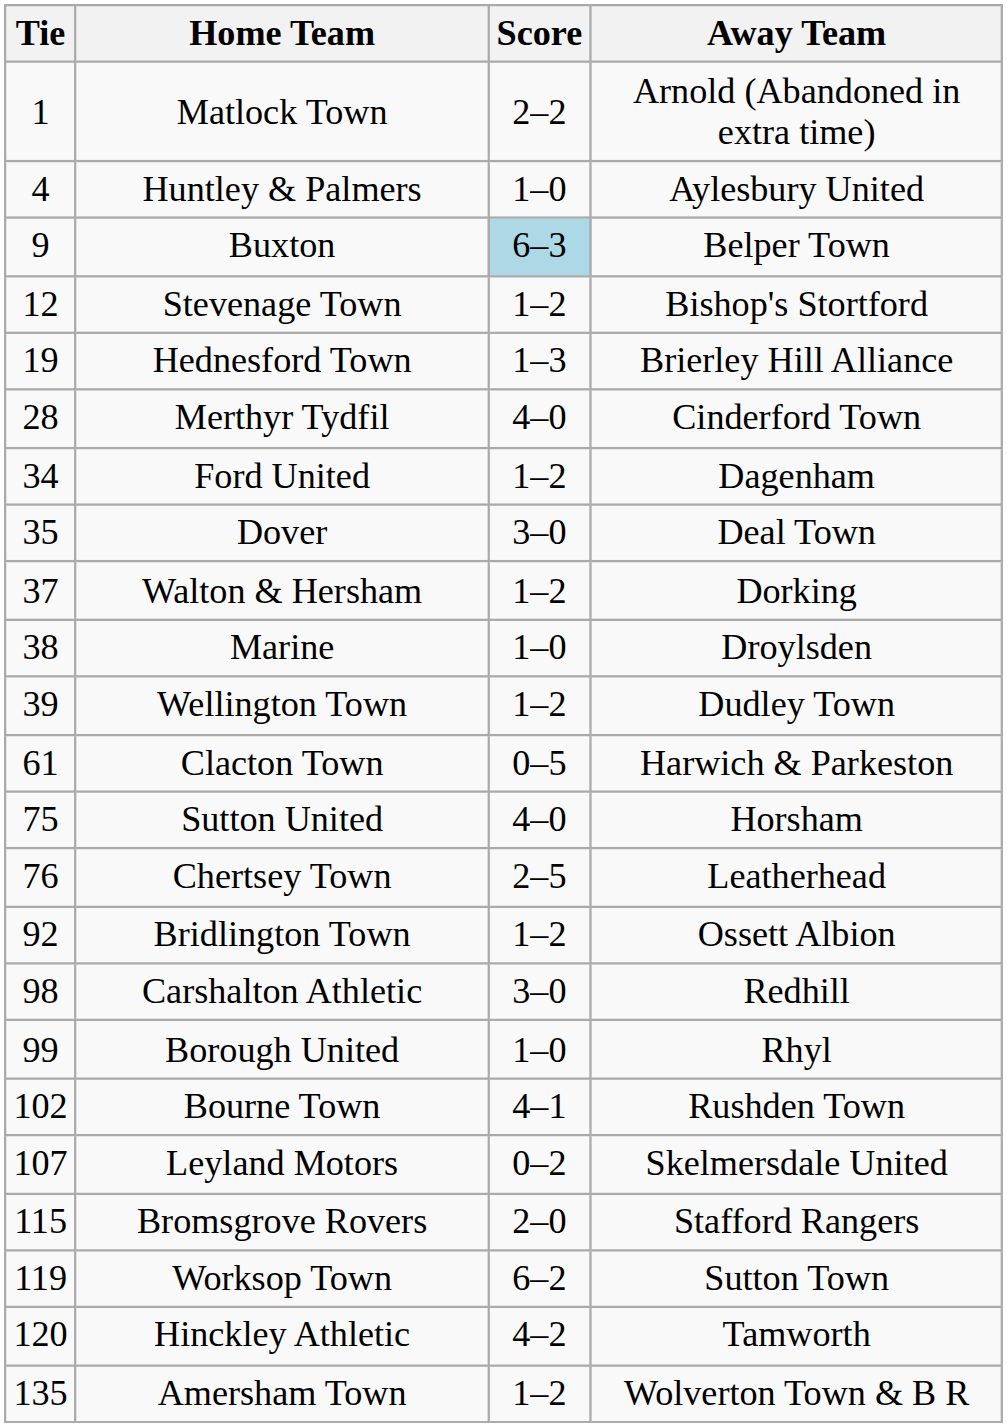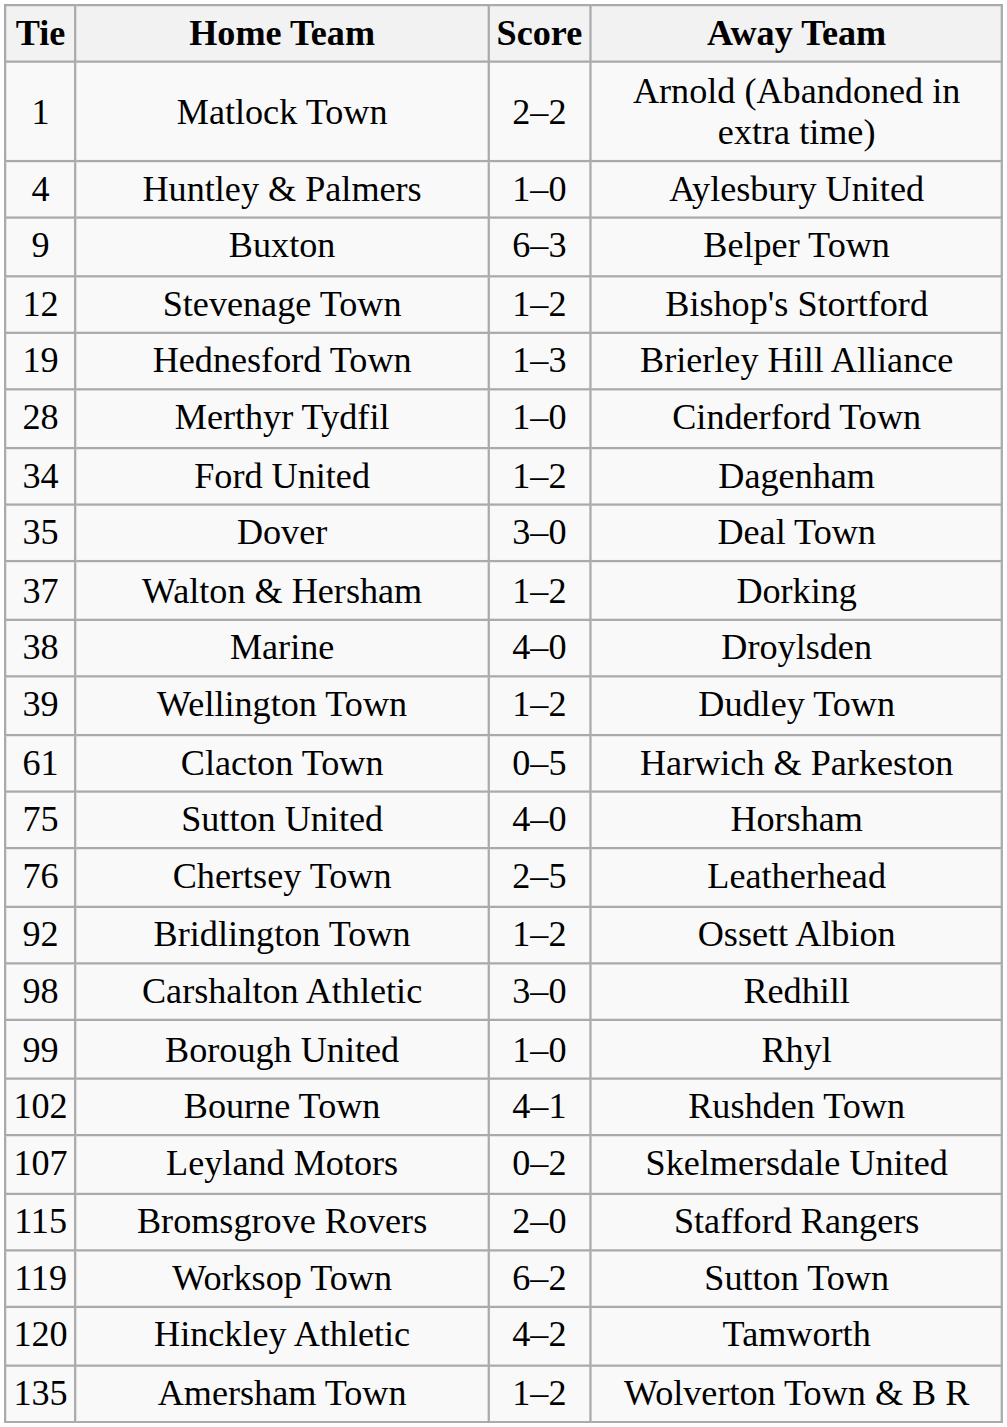(539, 245) lightblue background -> (539, 245) no background
(539, 417) 4–0 -> (539, 417) 1–0
(539, 647) 1–0 -> (539, 647) 4–0
